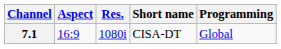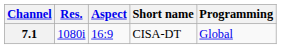columns swapped: (113, 14) <-> (75, 14)
